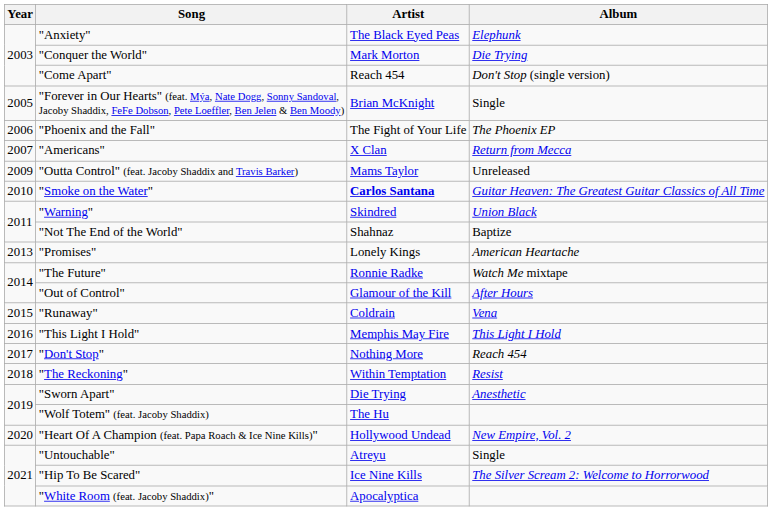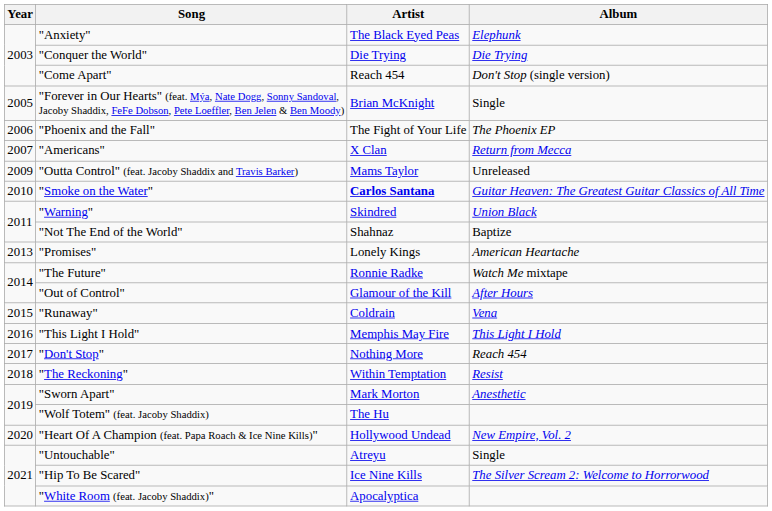(385, 55) Mark Morton -> (378, 55) Die Trying
(378, 394) Die Trying -> (385, 394) Mark Morton
